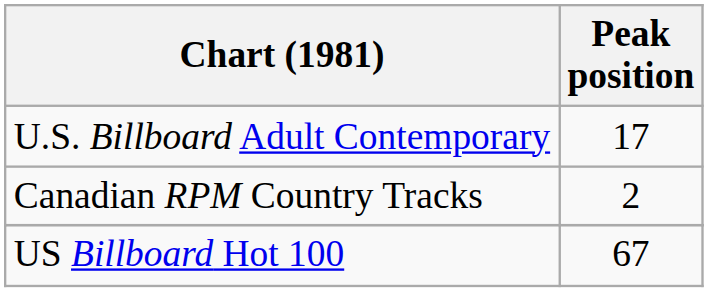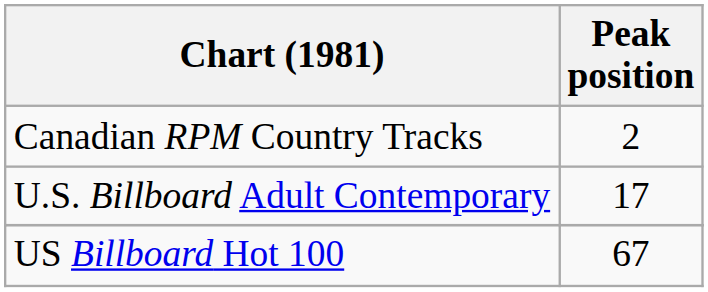rows swapped: (248, 195) <-> (282, 135)
